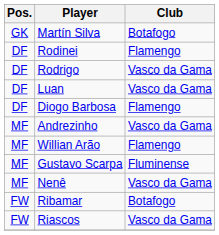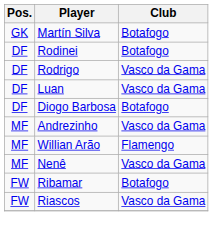(154, 51) Flamengo -> (145, 51) Botafogo
(154, 107) Flamengo -> (145, 107) Botafogo
- row: (80, 164)
